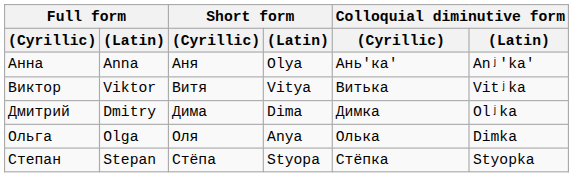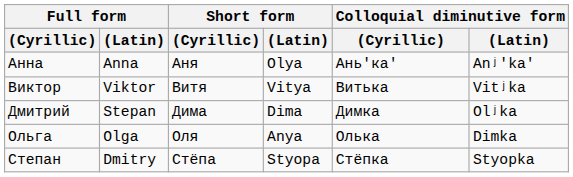(130, 112) Dmitry -> (130, 112) Stepan
(130, 160) Stepan -> (130, 160) Dmitry
